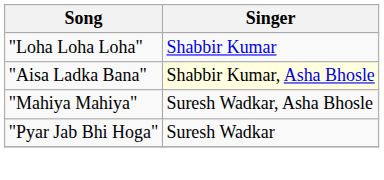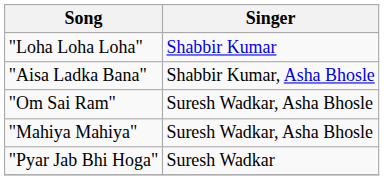(271, 75) lightyellow background -> (271, 75) no background
+ row: (62, 103)
